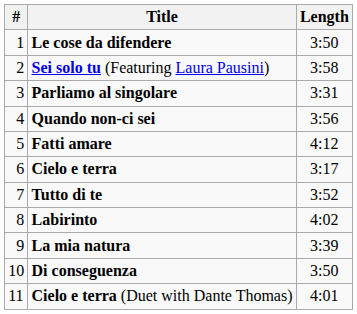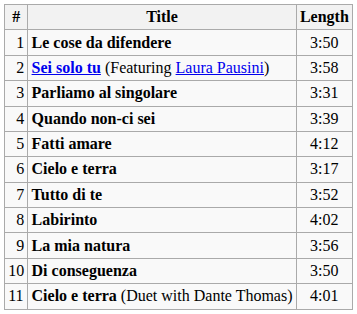(324, 118) 3:56 -> (324, 118) 3:39
(324, 245) 3:39 -> (324, 245) 3:56
